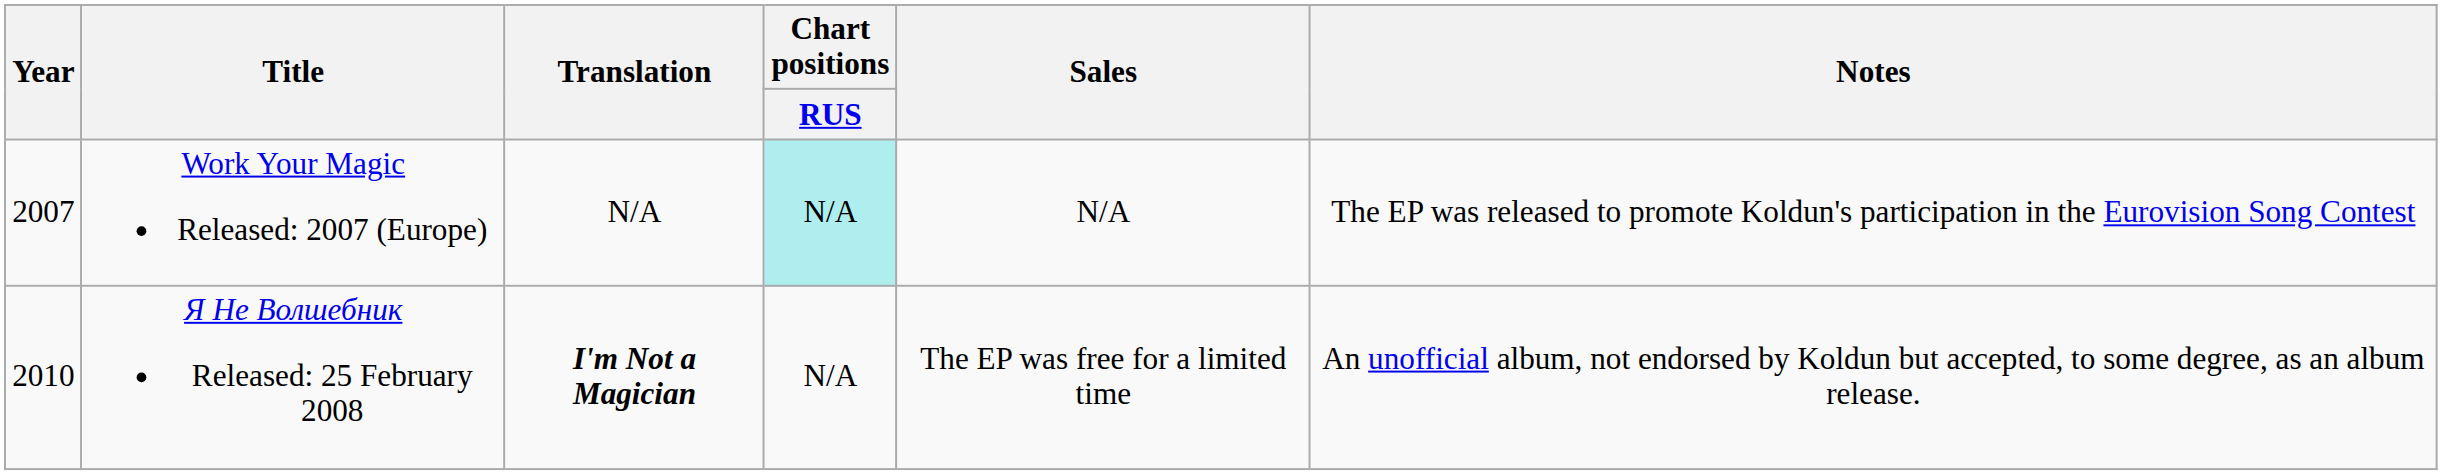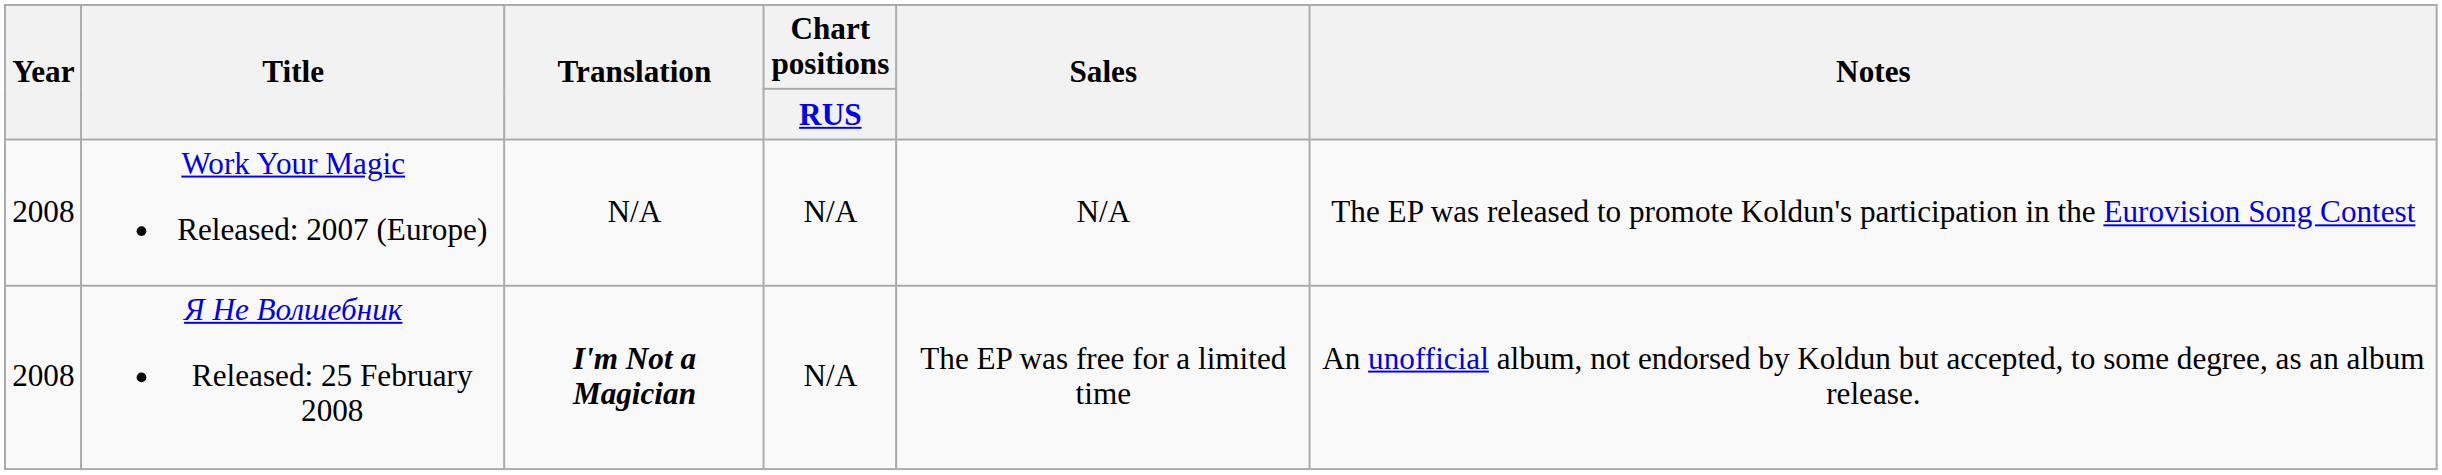(43, 212) 2007 -> (43, 212) 2008
(830, 212) paleturquoise background -> (830, 212) no background
(43, 376) 2010 -> (43, 376) 2008
